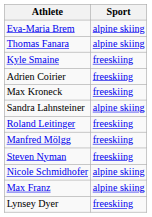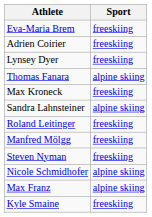(119, 28) alpine skiing -> (113, 28) freeskiing
rows swapped: (36, 76) <-> (38, 44)
rows swapped: (33, 204) <-> (33, 60)
